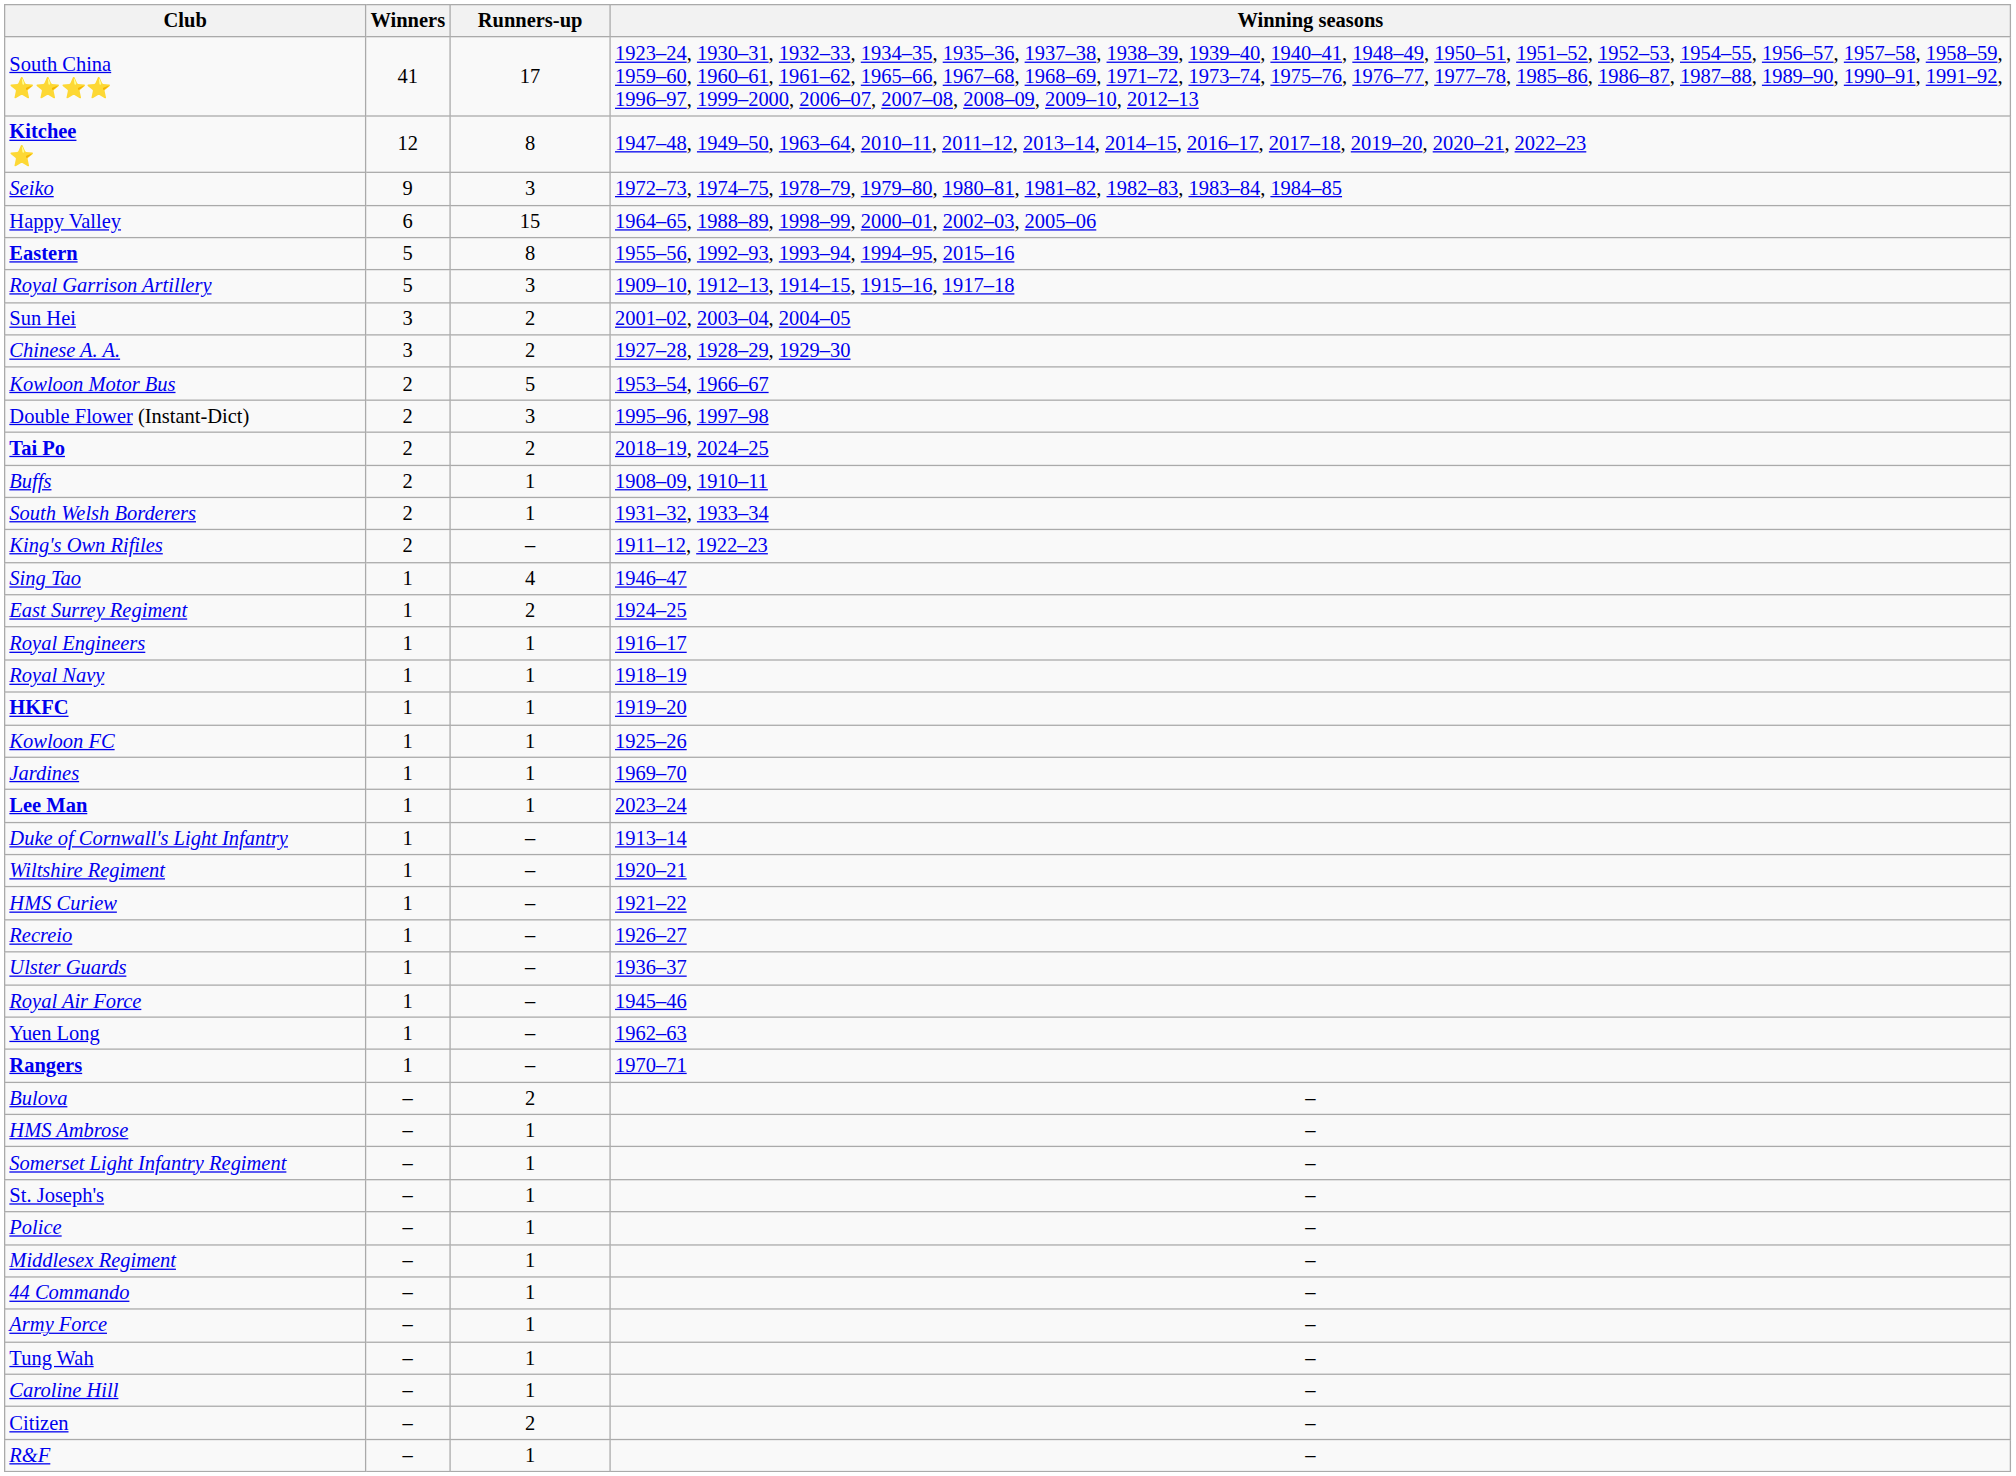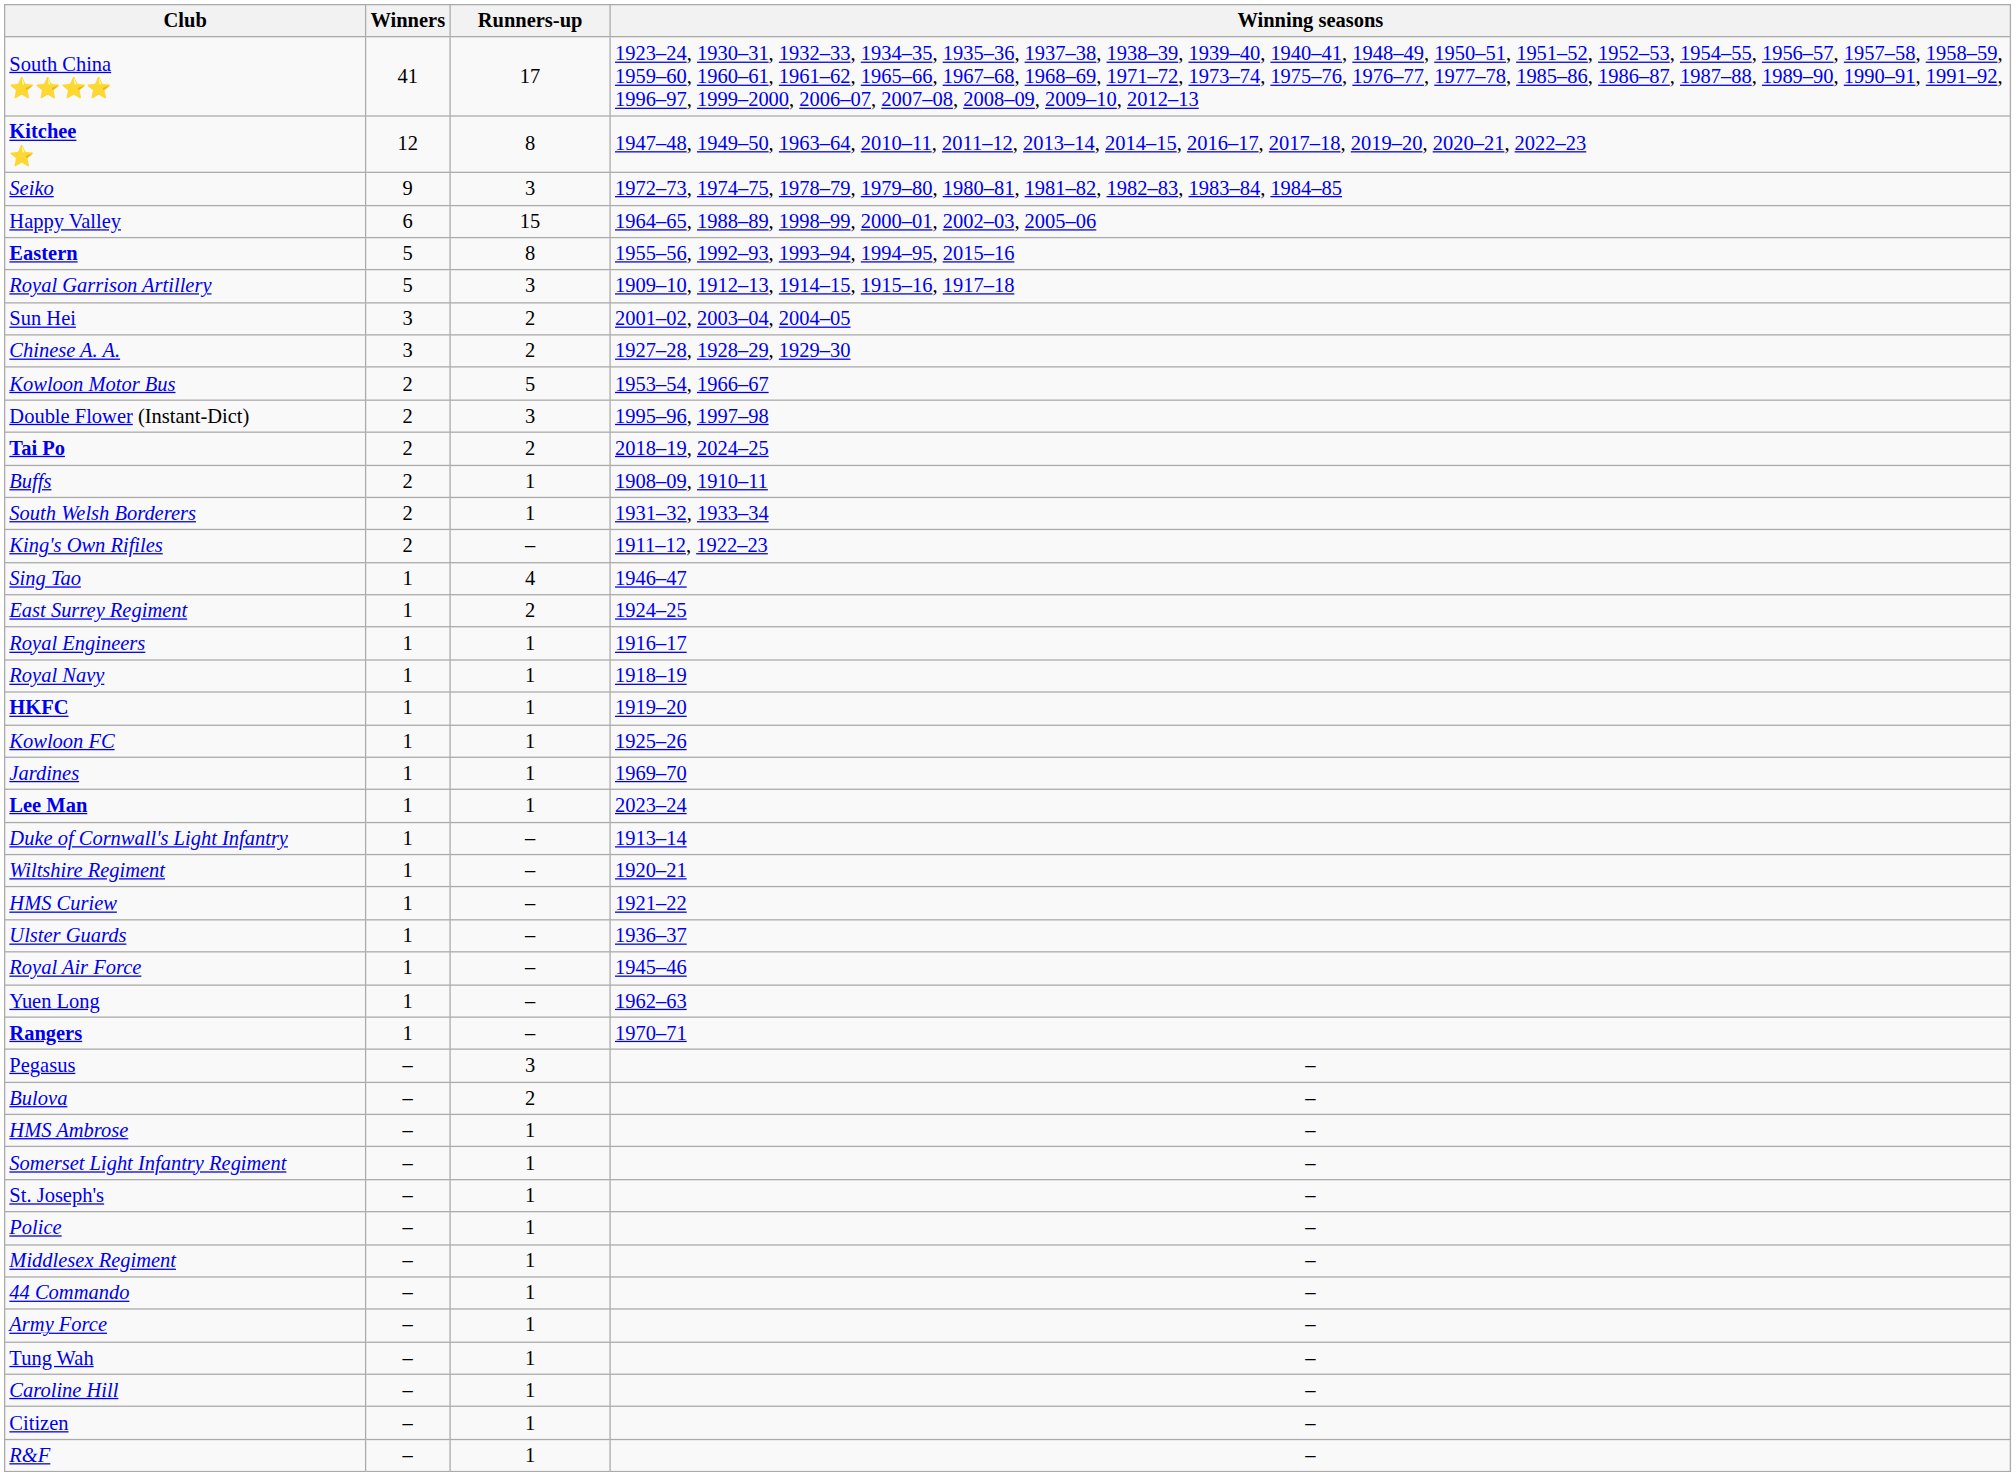- row: (41, 935)
+ row: (42, 1065)
(530, 1422) 2 -> (530, 1422) 1
